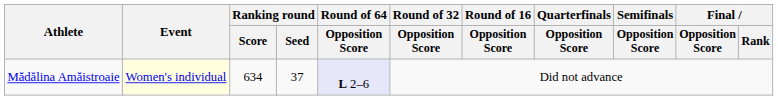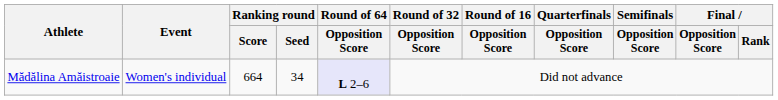(176, 77) lightyellow background -> (176, 77) no background
(253, 77) 634 -> (253, 77) 664
(297, 77) 37 -> (297, 77) 34
